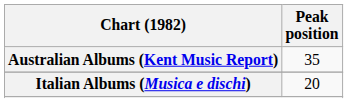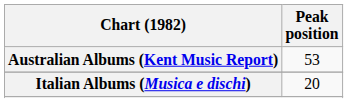(312, 59) 35 -> (312, 59) 53
